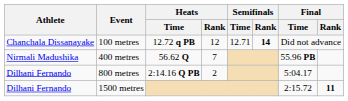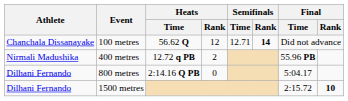(174, 42) 12.72 q PB -> (174, 42) 56.62 Q
(174, 58) 56.62 Q -> (174, 58) 12.72 q PB
(215, 58) 7 -> (215, 58) 2
(215, 73) 2 -> (215, 73) 0
(330, 88) 11 -> (330, 88) 10
